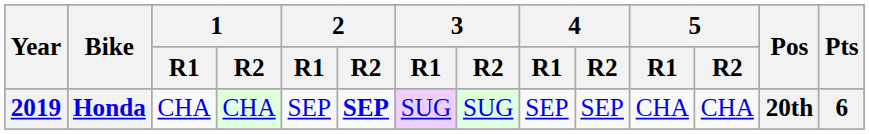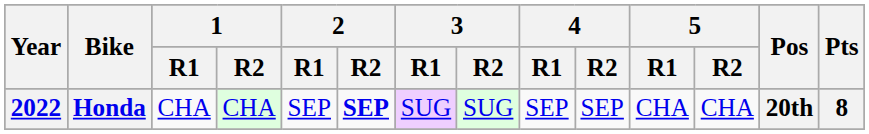(36, 108) 2019 -> (36, 108) 2022
(842, 108) 6 -> (842, 108) 8
